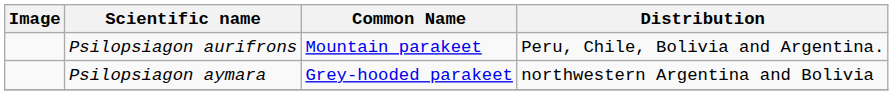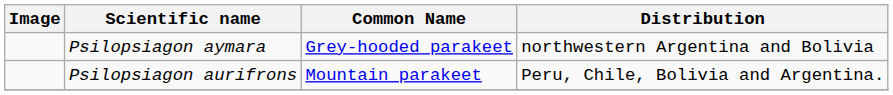rows swapped: (183, 47) <-> (167, 75)
